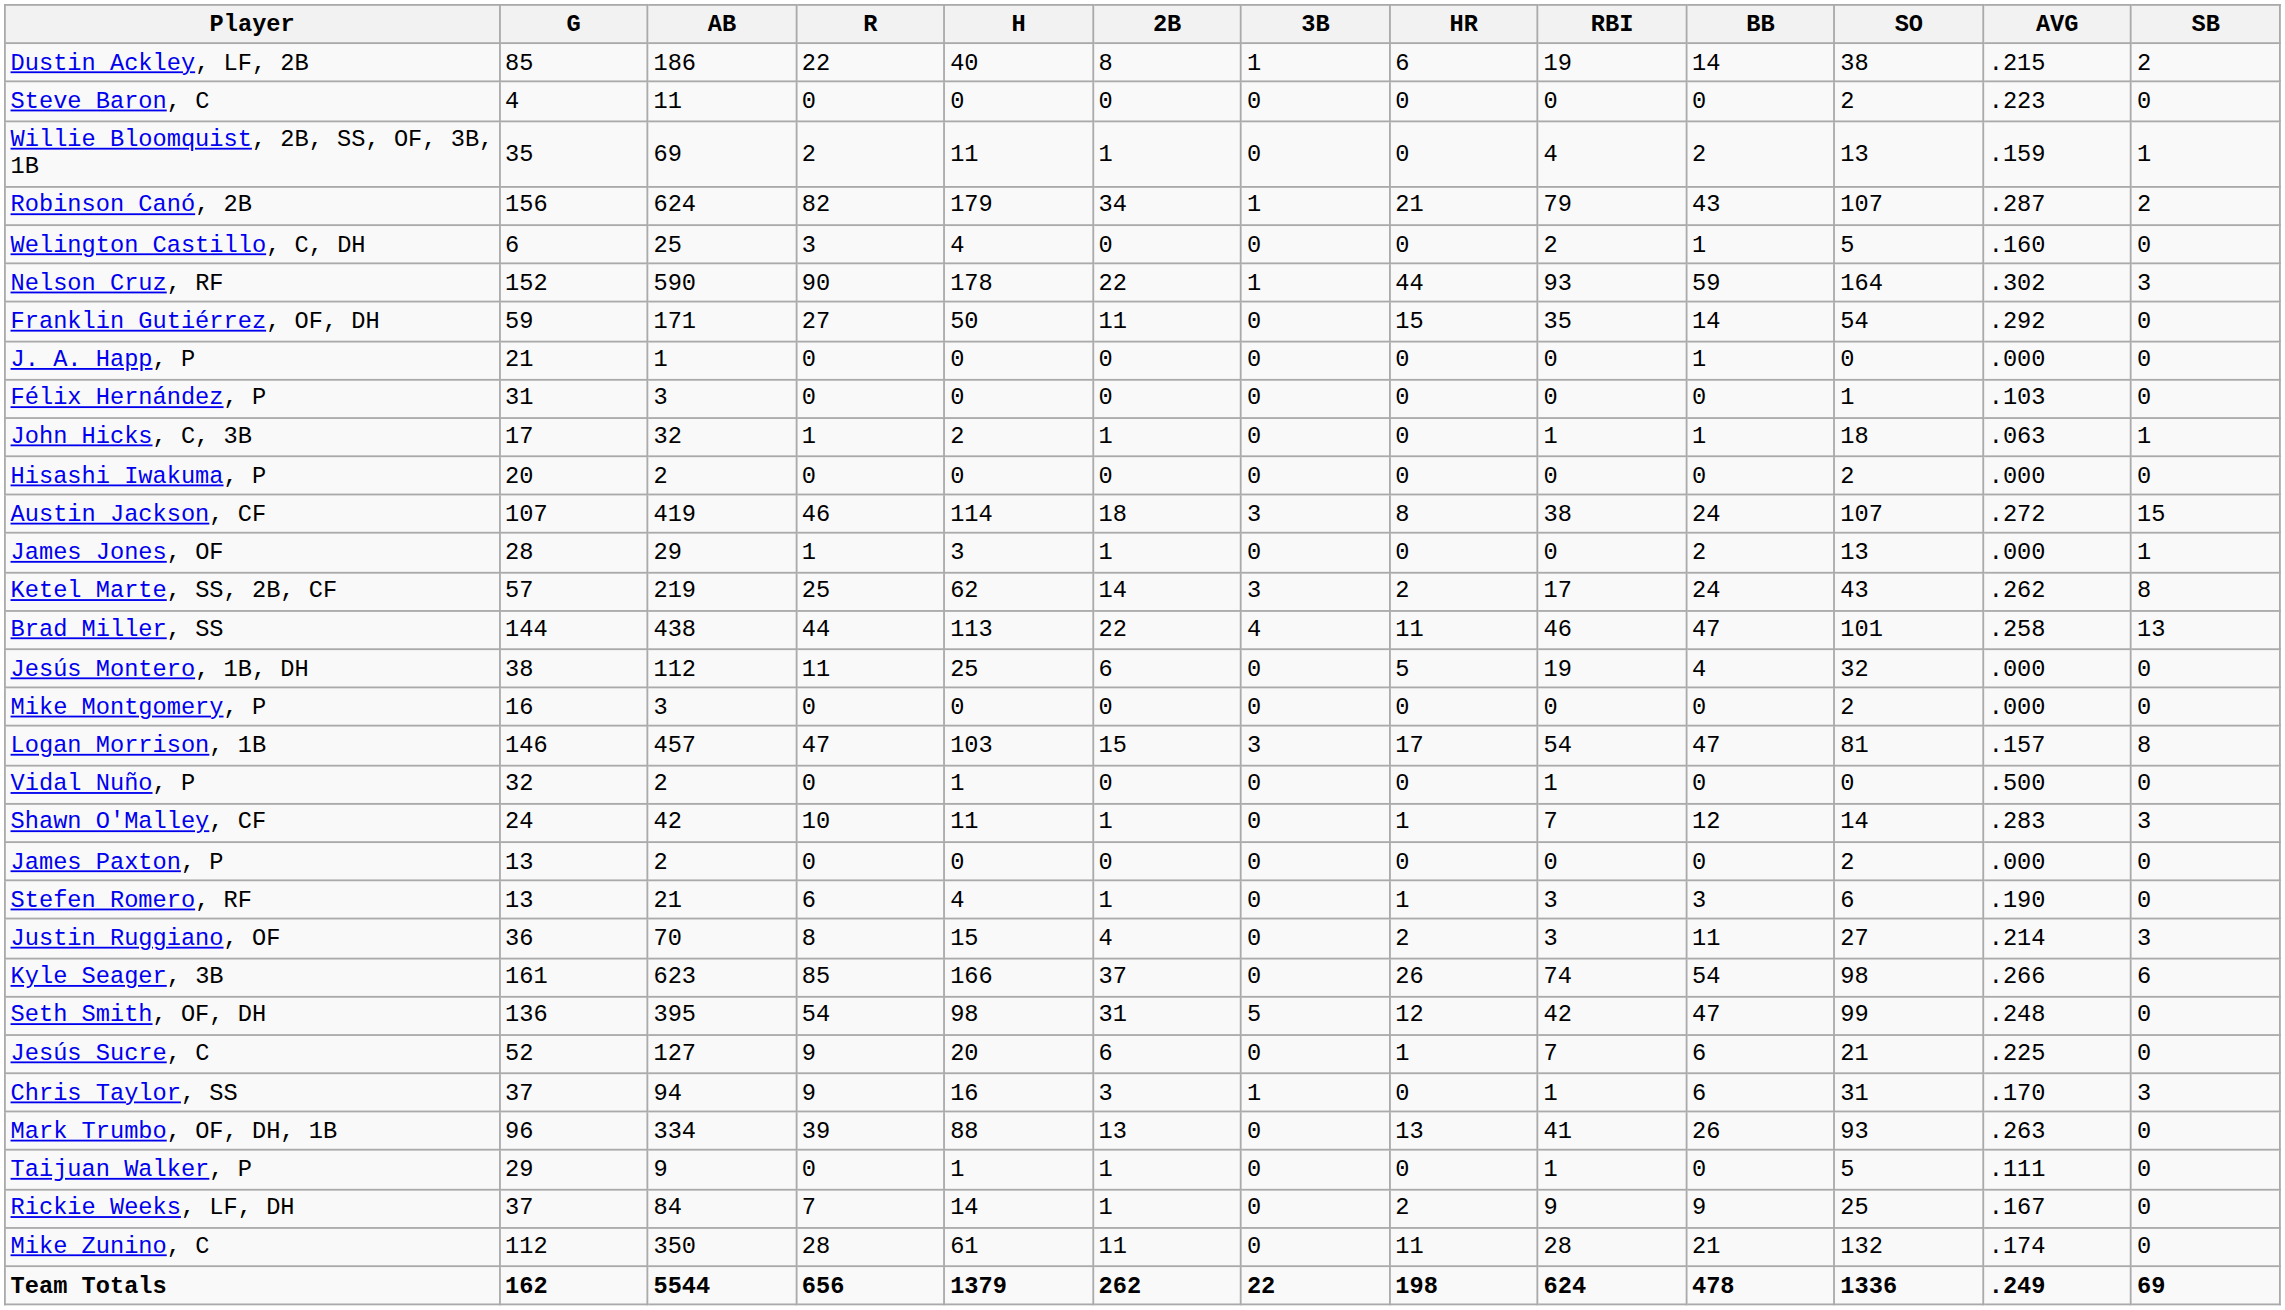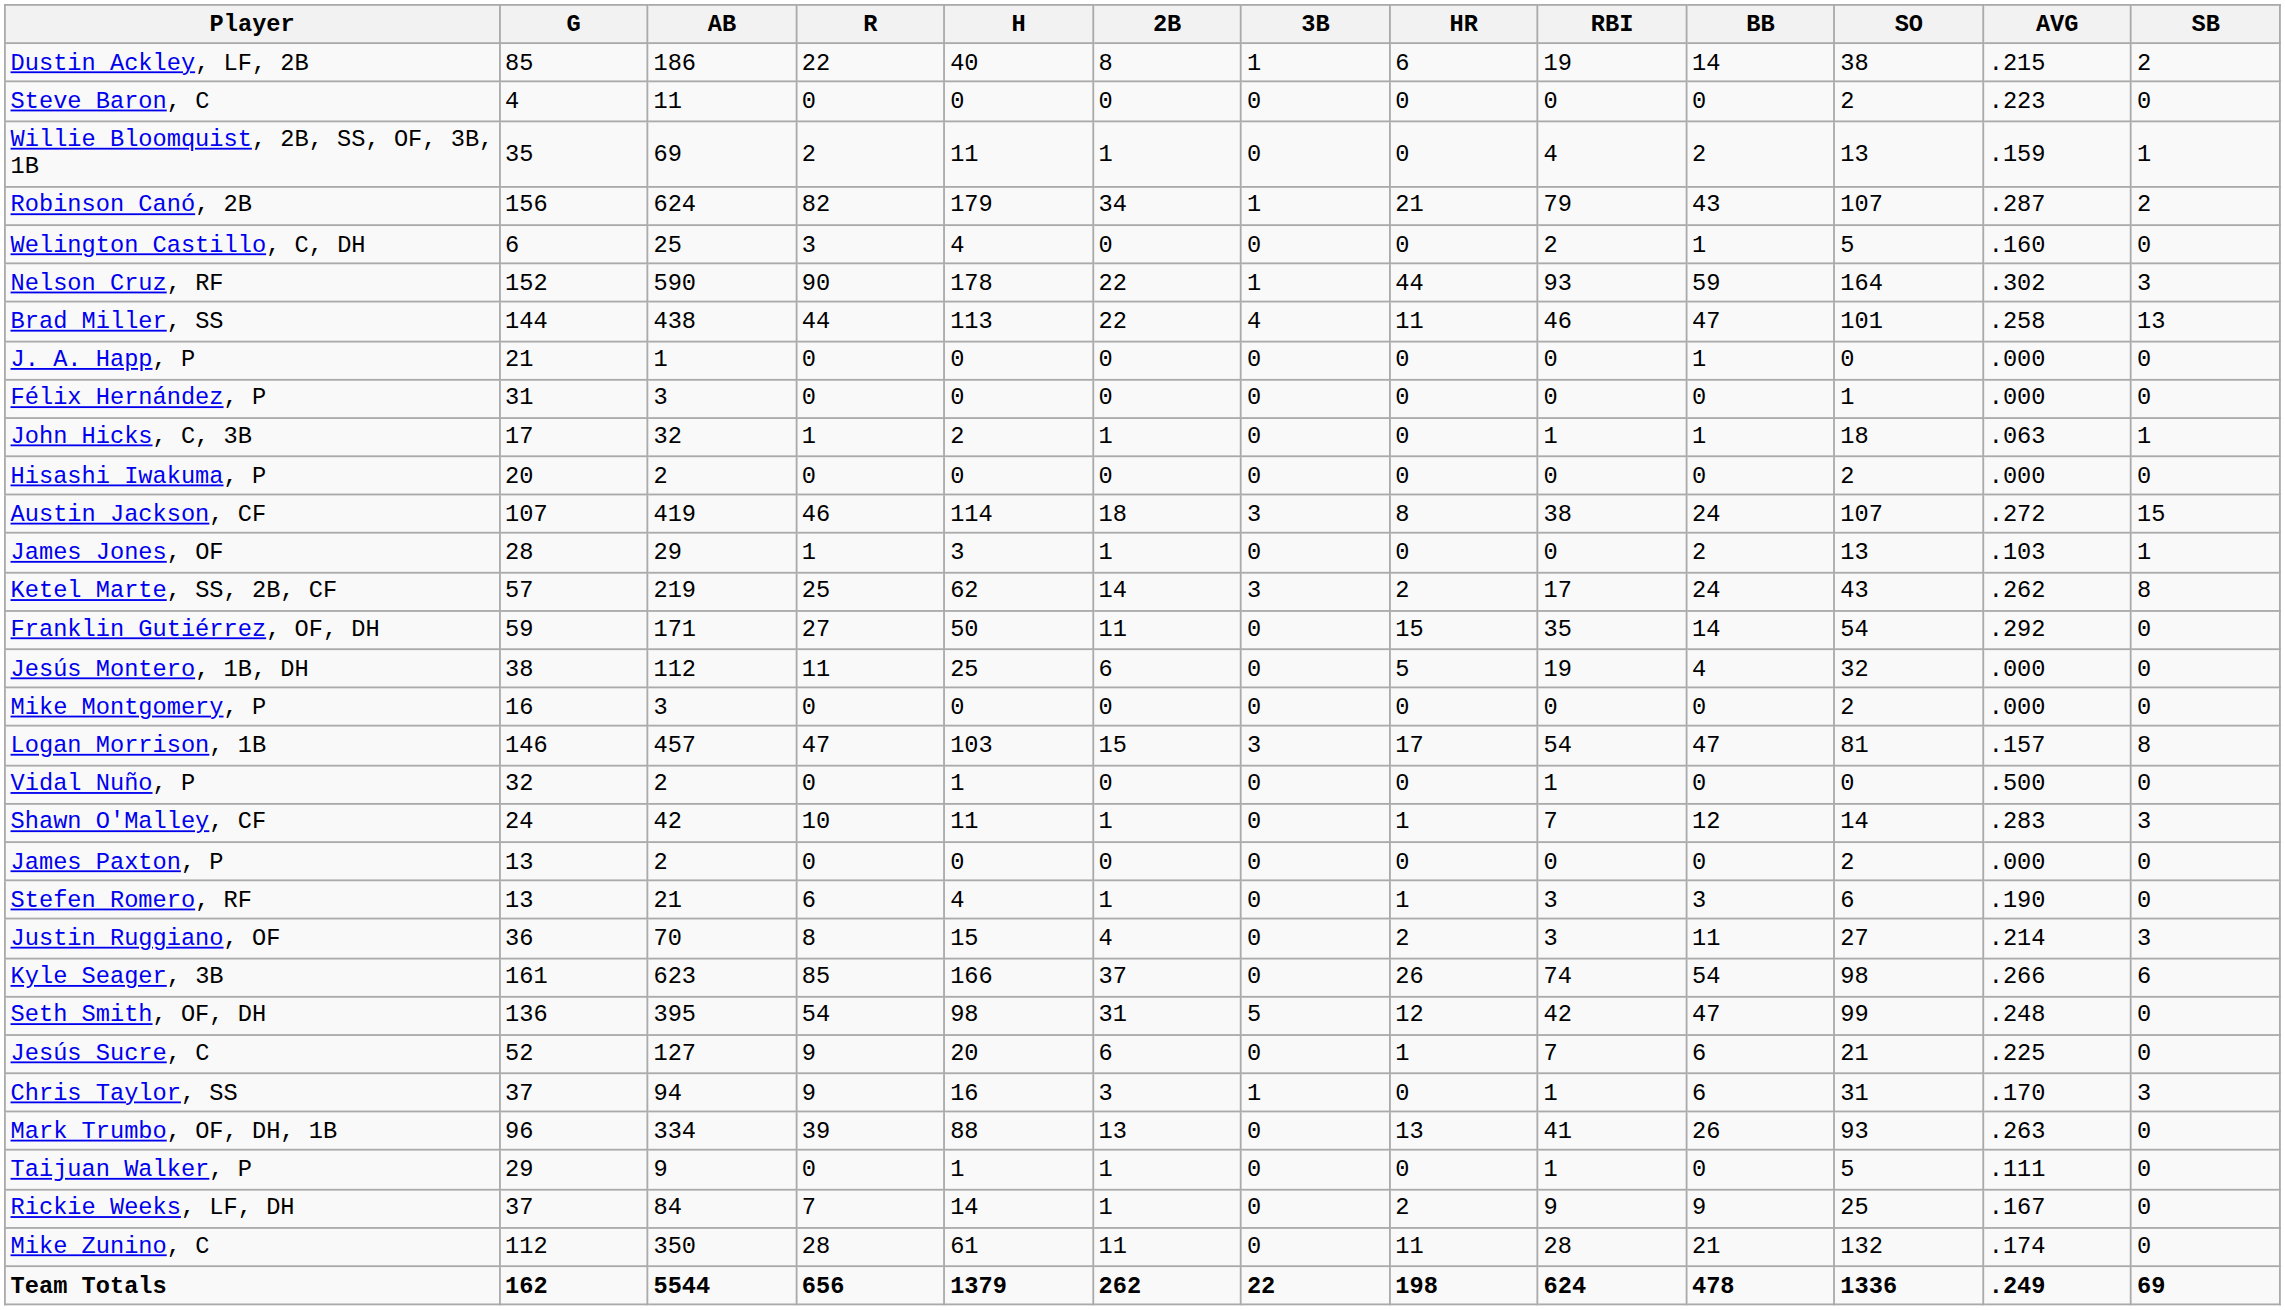rows swapped: (195, 321) <-> (117, 630)
(2017, 399) .103 -> (2017, 399) .000
(2017, 553) .000 -> (2017, 553) .103
